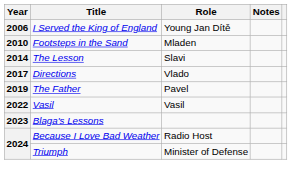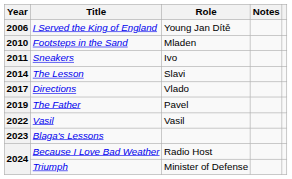+ row: (17, 58)
